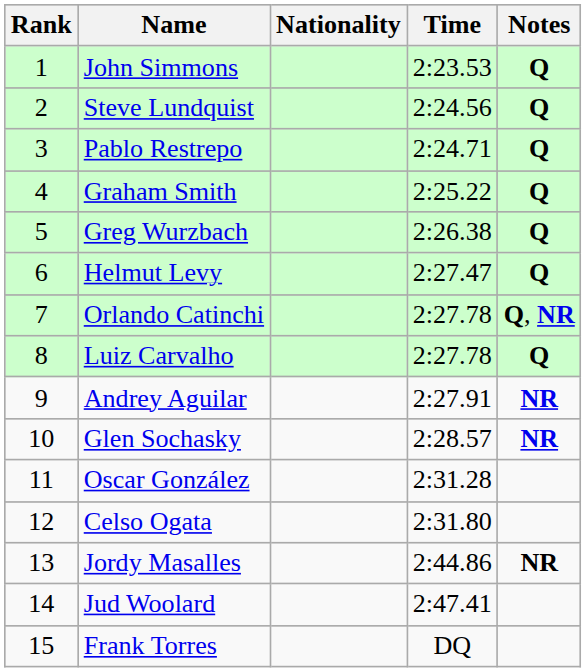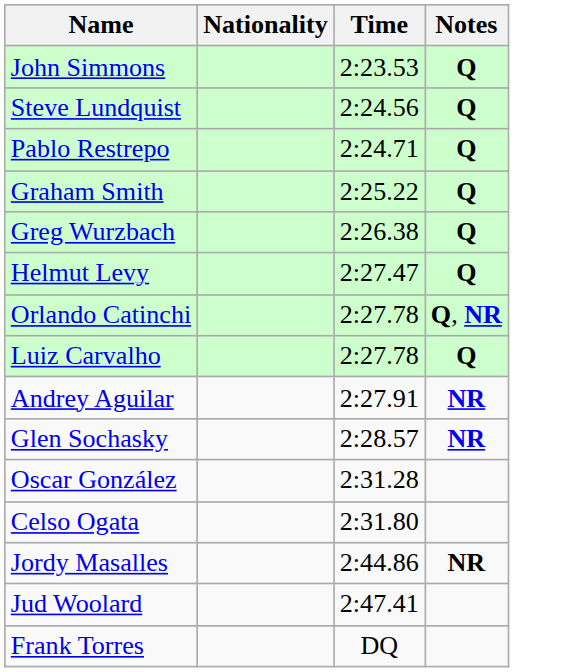- column: (41, 25)
